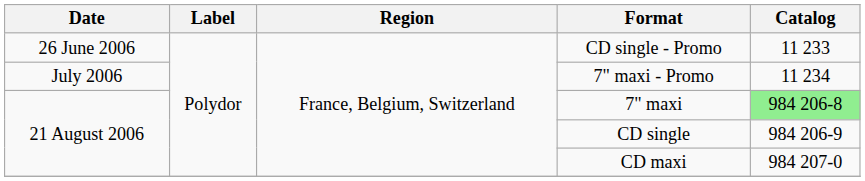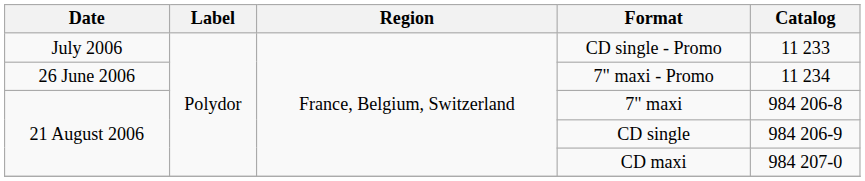(87, 47) 26 June 2006 -> (87, 47) July 2006
(87, 76) July 2006 -> (87, 76) 26 June 2006
(805, 104) lightgreen background -> (805, 104) no background
